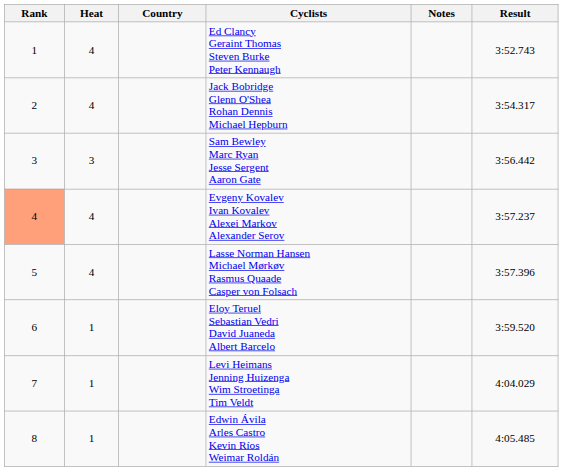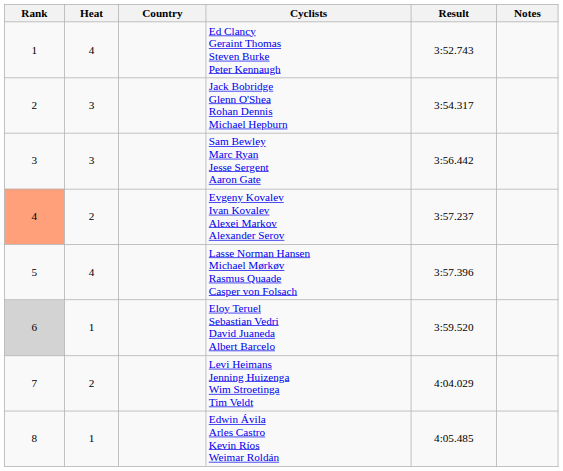columns swapped: (515, 13) <-> (442, 13)
(92, 105) 4 -> (92, 105) 3
(92, 216) 4 -> (92, 216) 2
(34, 327) no background -> (34, 327) lightgrey background
(92, 383) 1 -> (92, 383) 2
